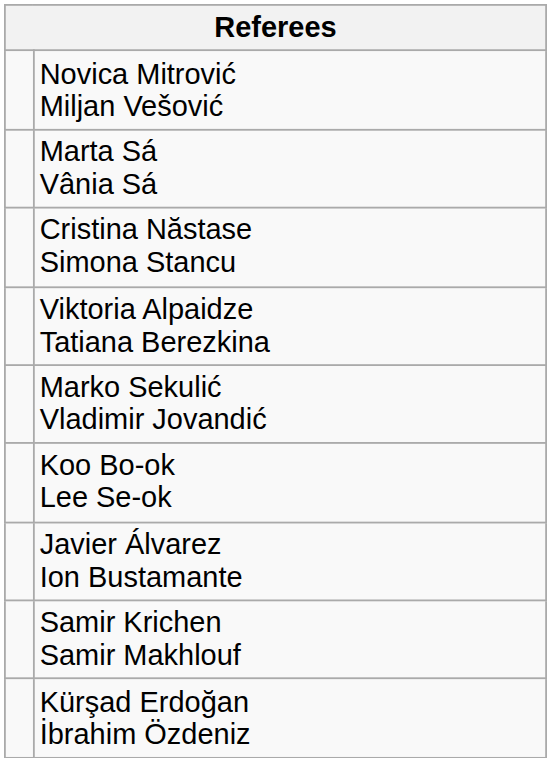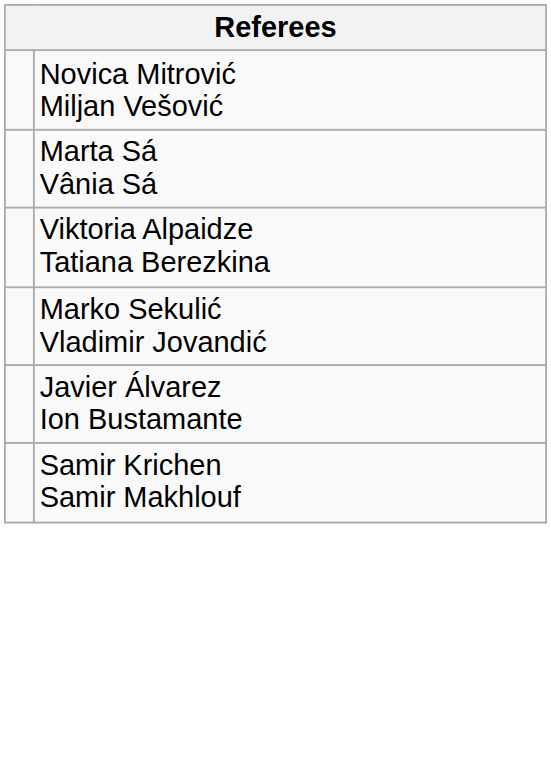- row: (146, 246)
- row: (107, 482)
- row: (145, 717)
